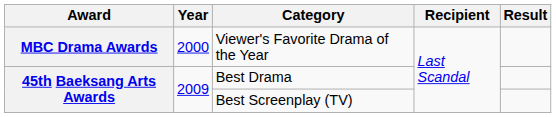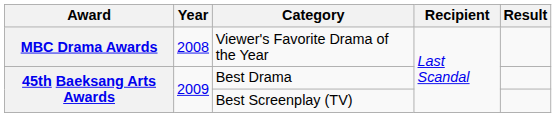(193, 46) 2000 -> (193, 46) 2008
